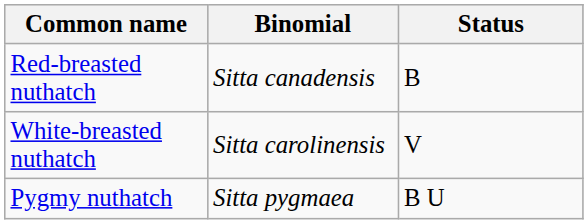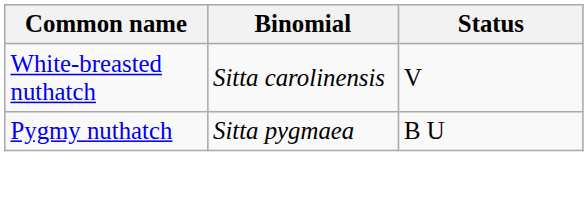- row: (76, 77)
